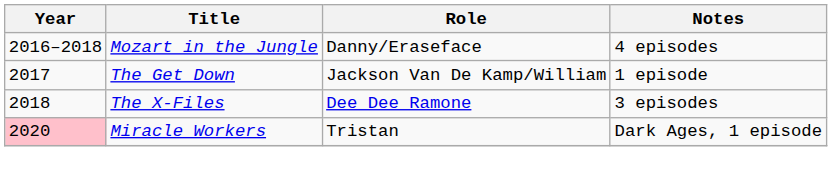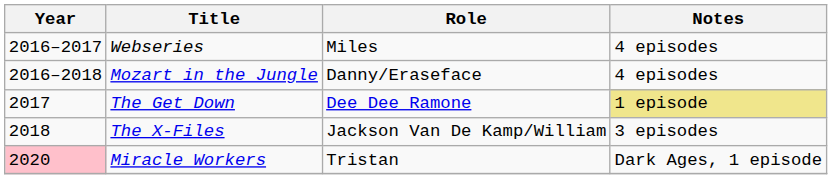+ row: (157, 47)
(466, 75) Jackson Van De Kamp/William -> (399, 103) Dee Dee Ramone
(661, 75) no background -> (661, 103) khaki background
(399, 103) Dee Dee Ramone -> (466, 131) Jackson Van De Kamp/William
